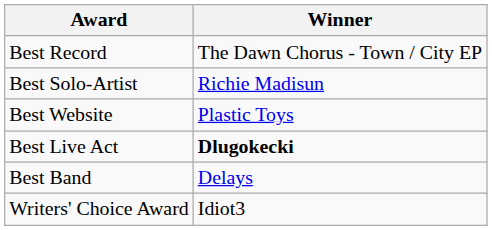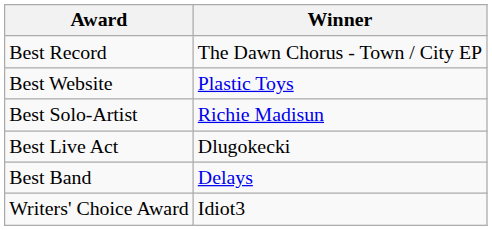rows swapped: (61, 114) <-> (73, 83)
(246, 146) bold -> (244, 146) normal
